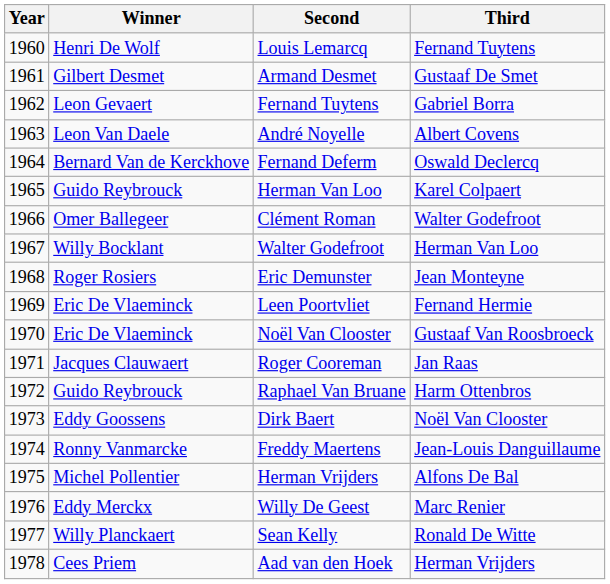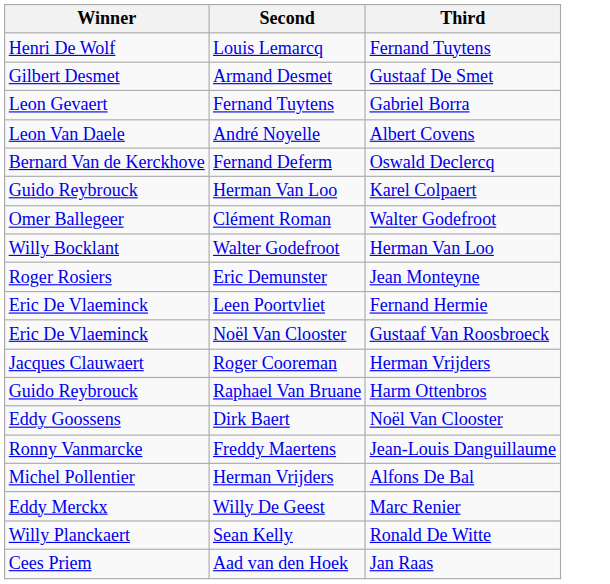- column: (27, 18)
(446, 362) Jan Raas -> (430, 362) Herman Vrijders
(474, 563) Herman Vrijders -> (402, 563) Jan Raas
